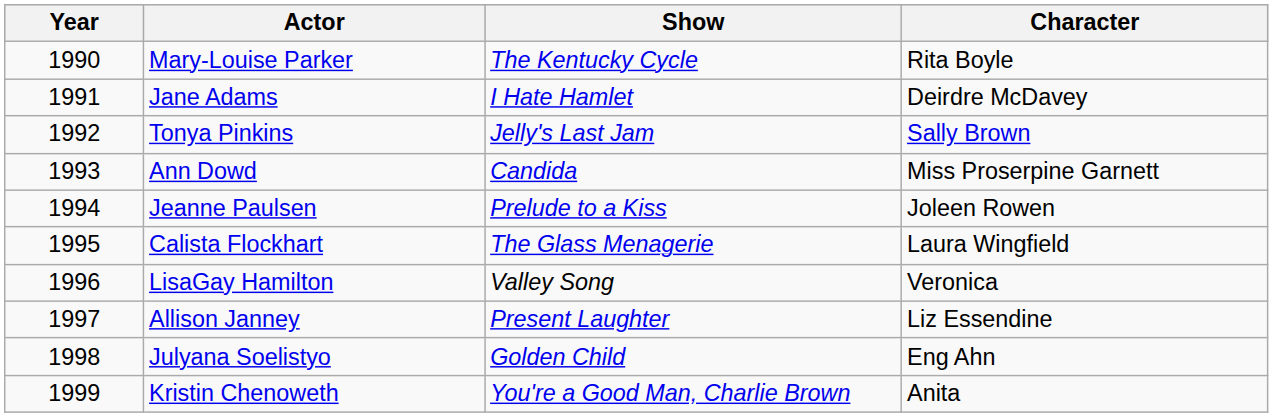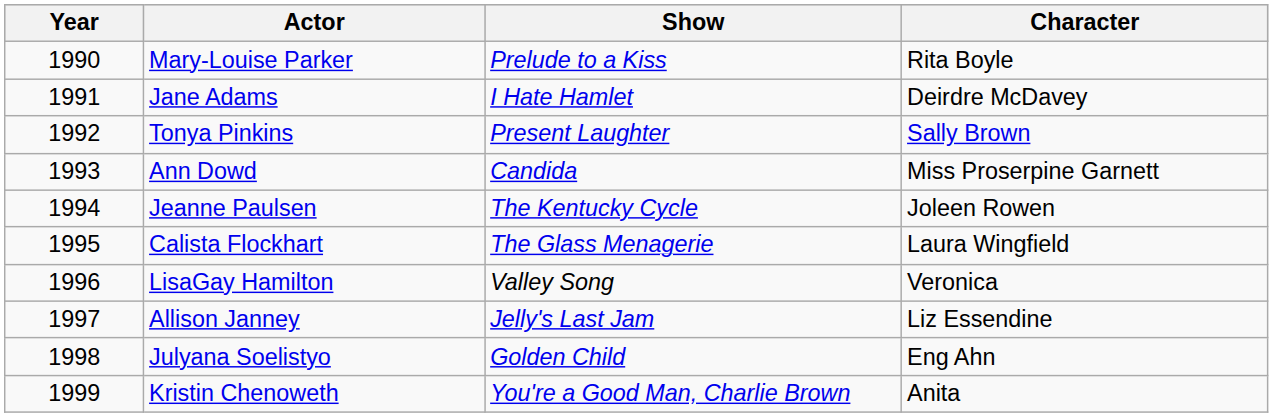(594, 60) The Kentucky Cycle -> (578, 60) Prelude to a Kiss
(572, 134) Jelly's Last Jam -> (580, 134) Present Laughter
(578, 208) Prelude to a Kiss -> (594, 208) The Kentucky Cycle
(580, 319) Present Laughter -> (572, 319) Jelly's Last Jam
